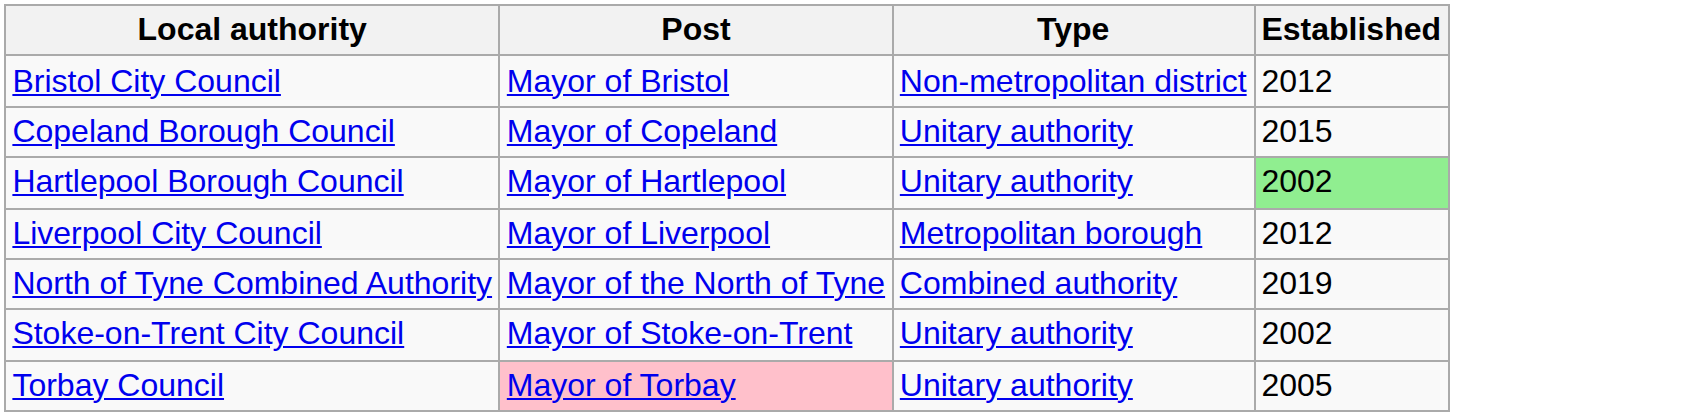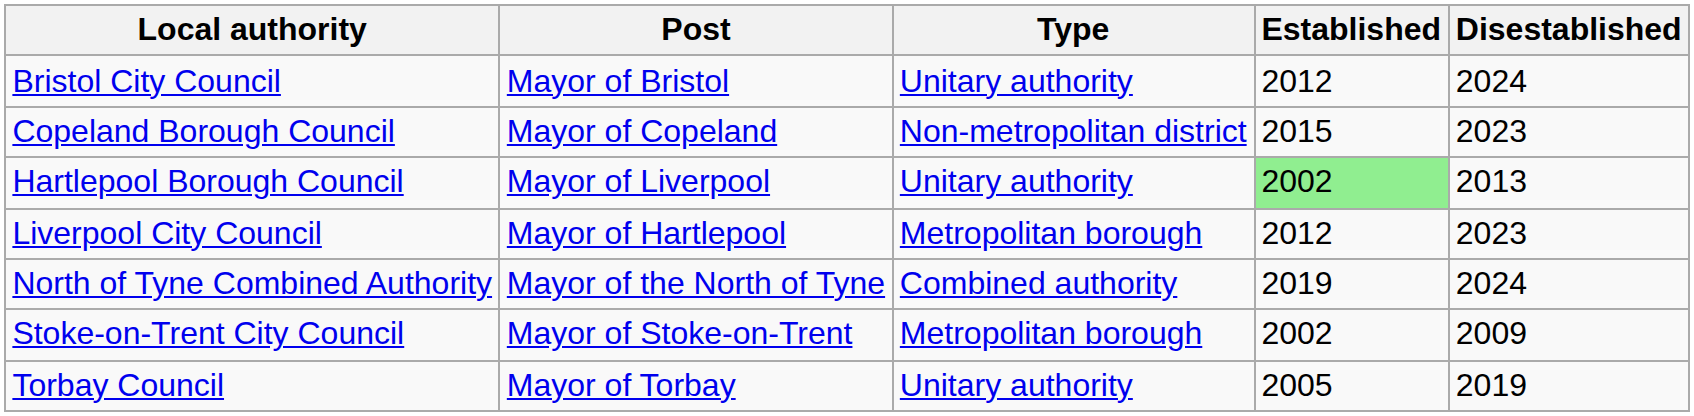+ column: (1569, 29)
(1073, 80) Non-metropolitan district -> (1016, 80) Unitary authority
(1016, 131) Unitary authority -> (1073, 131) Non-metropolitan district
(646, 182) Mayor of Hartlepool -> (638, 182) Mayor of Liverpool
(638, 232) Mayor of Liverpool -> (646, 232) Mayor of Hartlepool
(1016, 334) Unitary authority -> (1051, 334) Metropolitan borough
(621, 385) pink background -> (621, 385) no background
